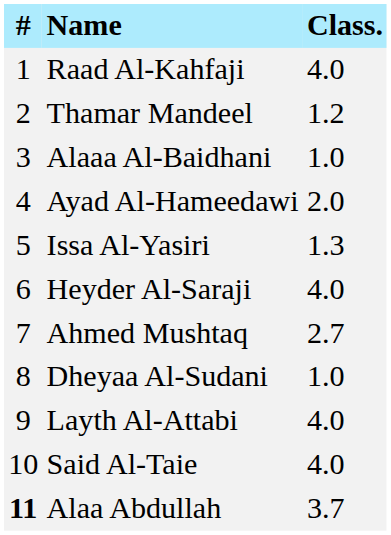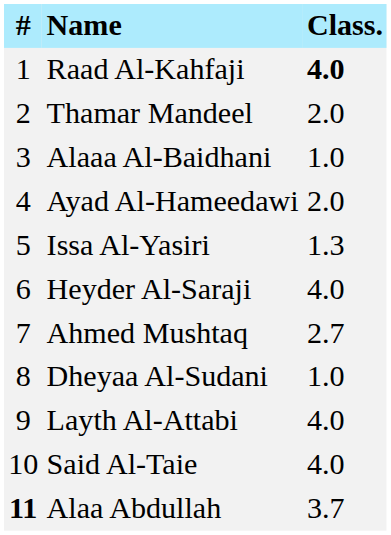(326, 69) normal -> (326, 69) bold
(326, 113) 1.2 -> (326, 113) 2.0
